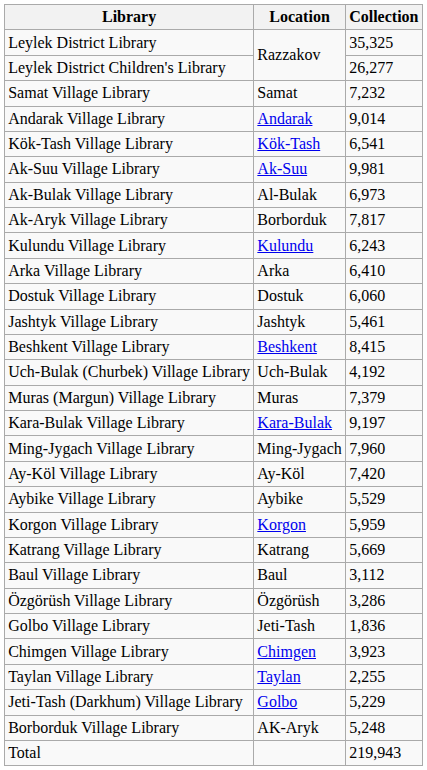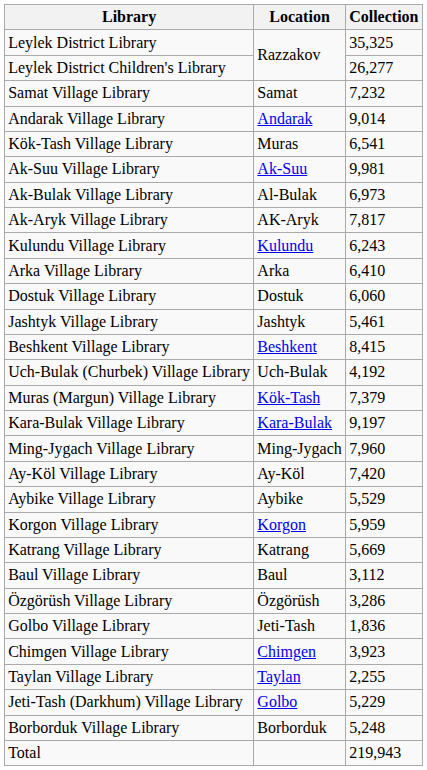(289, 144) Kök-Tash -> (278, 144) Muras
(292, 220) Borborduk -> (288, 220) AK-Aryk
(278, 397) Muras -> (289, 397) Kök-Tash
(288, 727) AK-Aryk -> (292, 727) Borborduk
